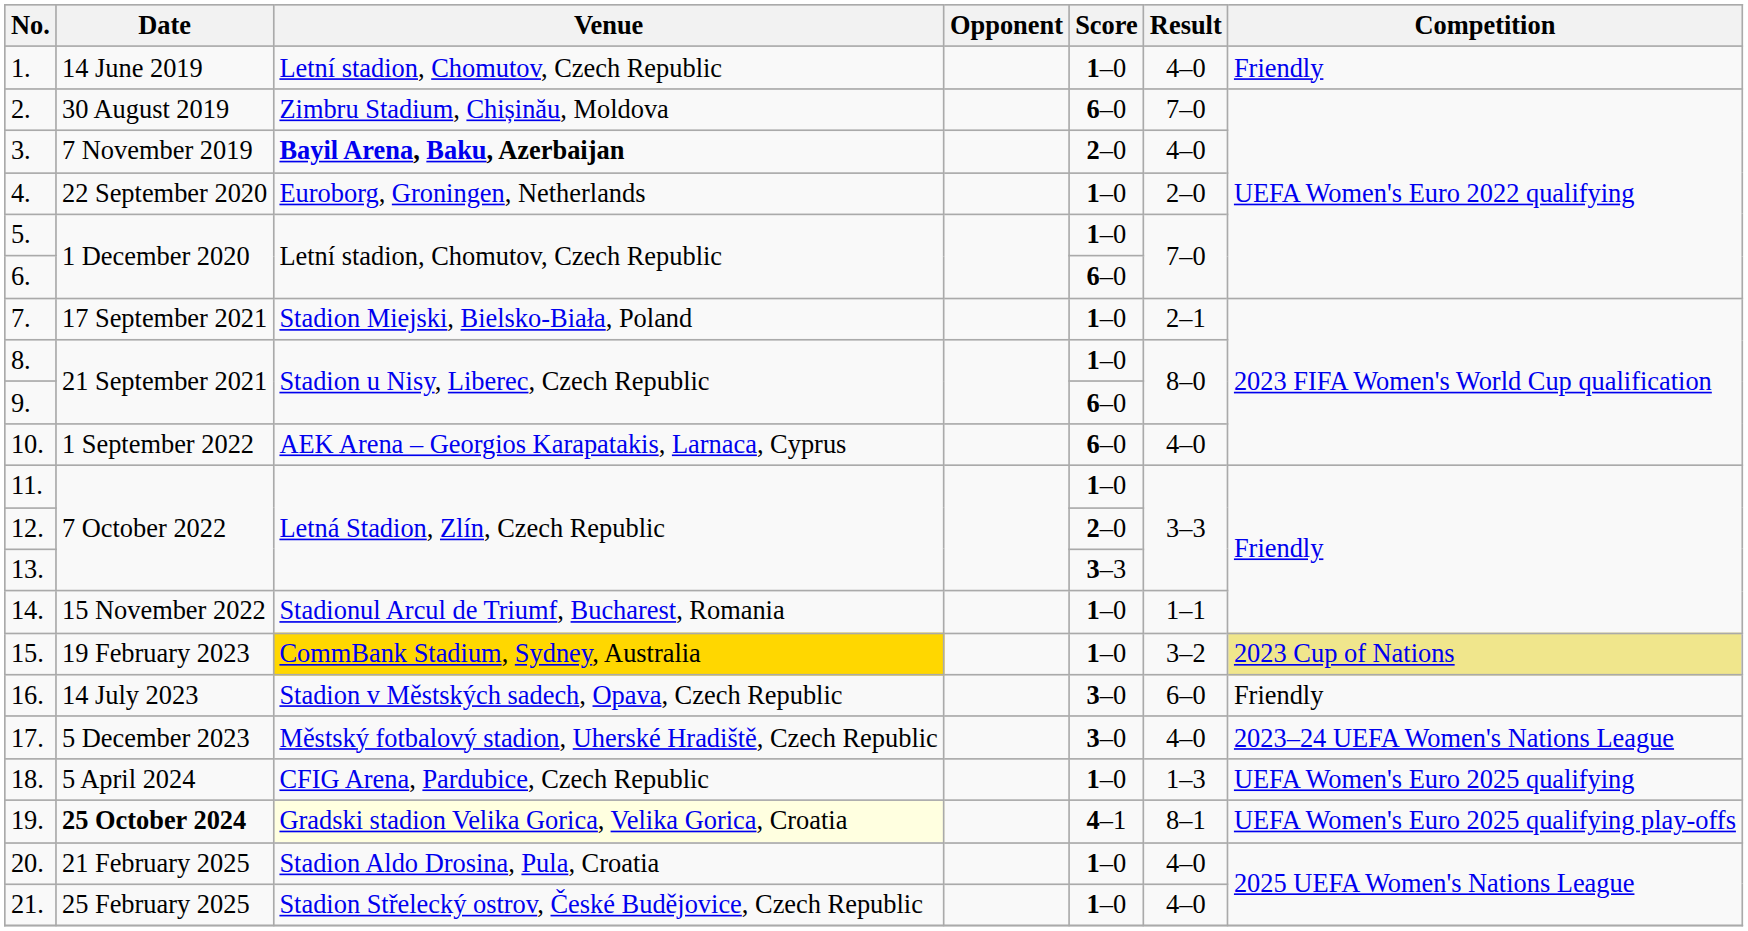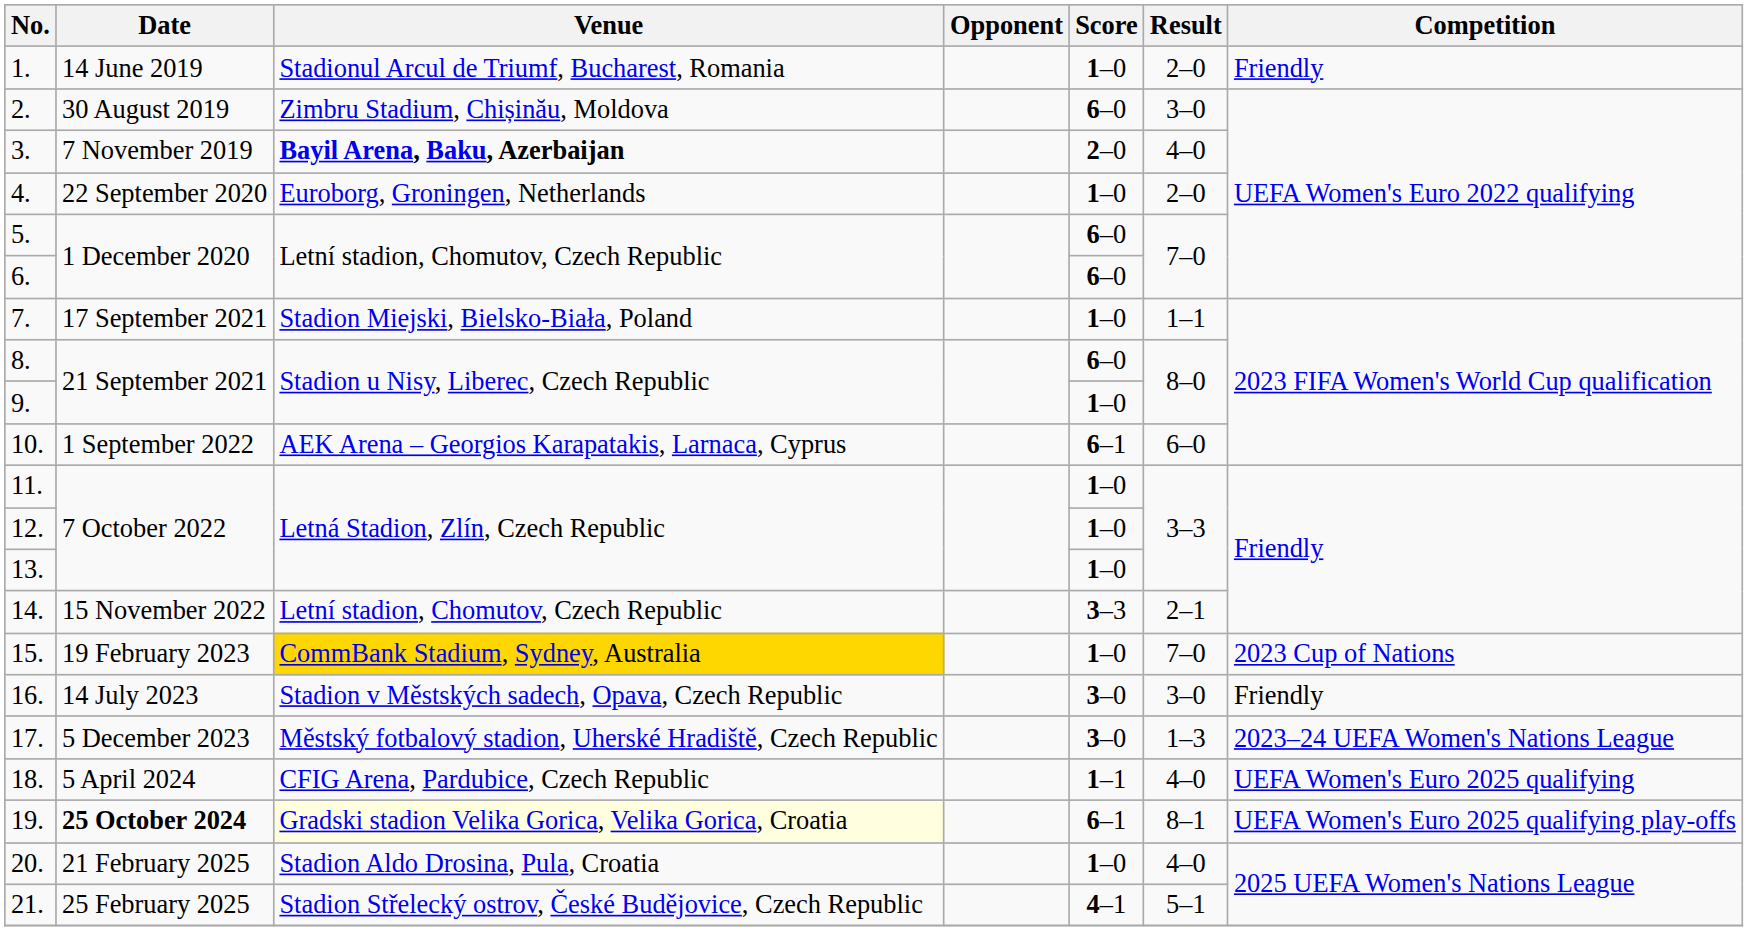(501, 67) Letní stadion, Chomutov, Czech Republic -> (532, 67) Stadionul Arcul de Triumf, Bucharest, Romania
(1186, 67) 4–0 -> (1186, 67) 2–0
(1186, 109) 7–0 -> (1186, 109) 3–0
(1106, 234) 1–0 -> (1106, 234) 6–0
(1186, 318) 2–1 -> (1186, 318) 1–1
(1106, 360) 1–0 -> (1106, 360) 6–0
(1106, 402) 6–0 -> (1106, 402) 1–0
(1106, 444) 6–0 -> (1106, 444) 6–1
(1186, 444) 4–0 -> (1186, 444) 6–0
(1106, 527) 2–0 -> (1106, 527) 1–0
(1106, 569) 3–3 -> (1106, 569) 1–0
(532, 611) Stadionul Arcul de Triumf, Bucharest, Romania -> (501, 611) Letní stadion, Chomutov, Czech Republic
(1106, 611) 1–0 -> (1106, 611) 3–3
(1186, 611) 1–1 -> (1186, 611) 2–1
(1186, 653) 3–2 -> (1186, 653) 7–0
(1344, 653) khaki background -> (1344, 653) no background
(1186, 695) 6–0 -> (1186, 695) 3–0
(1186, 737) 4–0 -> (1186, 737) 1–3
(1106, 779) 1–0 -> (1106, 779) 1–1
(1186, 779) 1–3 -> (1186, 779) 4–0
(1106, 820) 4–1 -> (1106, 820) 6–1
(1106, 904) 1–0 -> (1106, 904) 4–1
(1186, 904) 4–0 -> (1186, 904) 5–1
